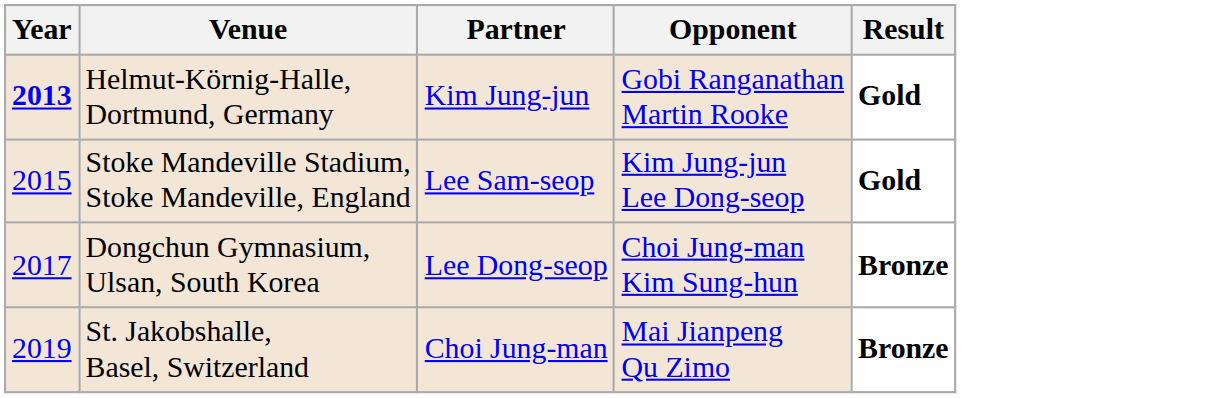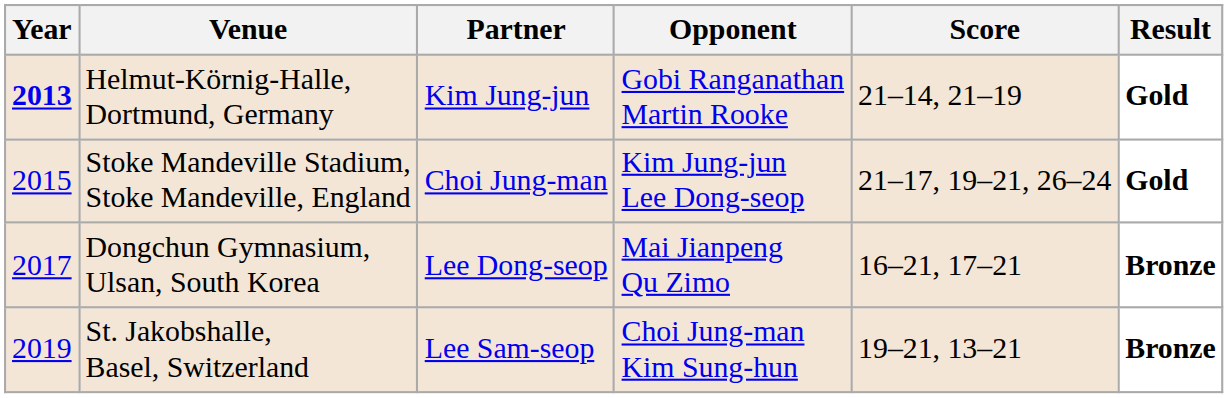+ column: (985, 29)
(510, 180) Lee Sam-seop -> (516, 180) Choi Jung-man
(713, 264) Choi Jung-man Kim Sung-hun -> (702, 264) Mai Jianpeng Qu Zimo
(516, 349) Choi Jung-man -> (510, 349) Lee Sam-seop
(702, 349) Mai Jianpeng Qu Zimo -> (713, 349) Choi Jung-man Kim Sung-hun
